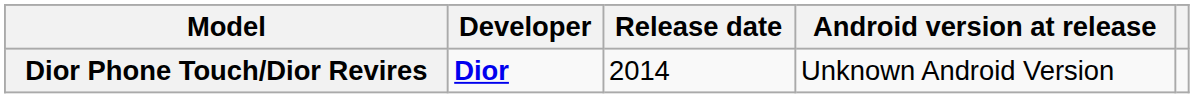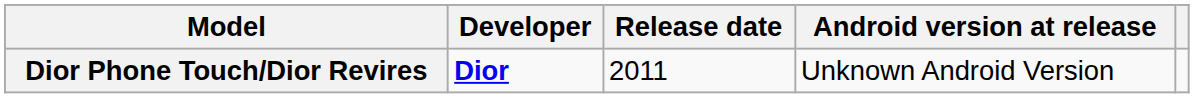(639, 70) 2014 -> (638, 70) 2011
